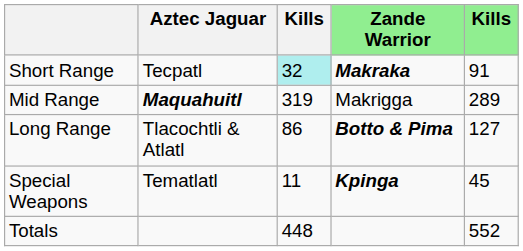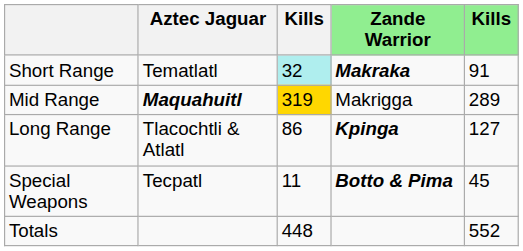(173, 70) Tecpatl -> (180, 70) Tematlatl
(297, 99) no background -> (297, 99) gold background
(394, 129) Botto & Pima -> (367, 129) Kpinga
(180, 180) Tematlatl -> (173, 180) Tecpatl
(367, 180) Kpinga -> (394, 180) Botto & Pima
